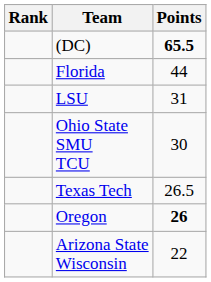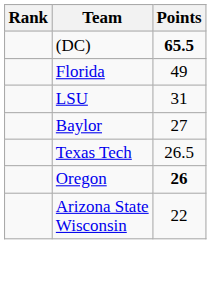(179, 71) 44 -> (179, 71) 49
- row: (92, 144)
+ row: (79, 125)
